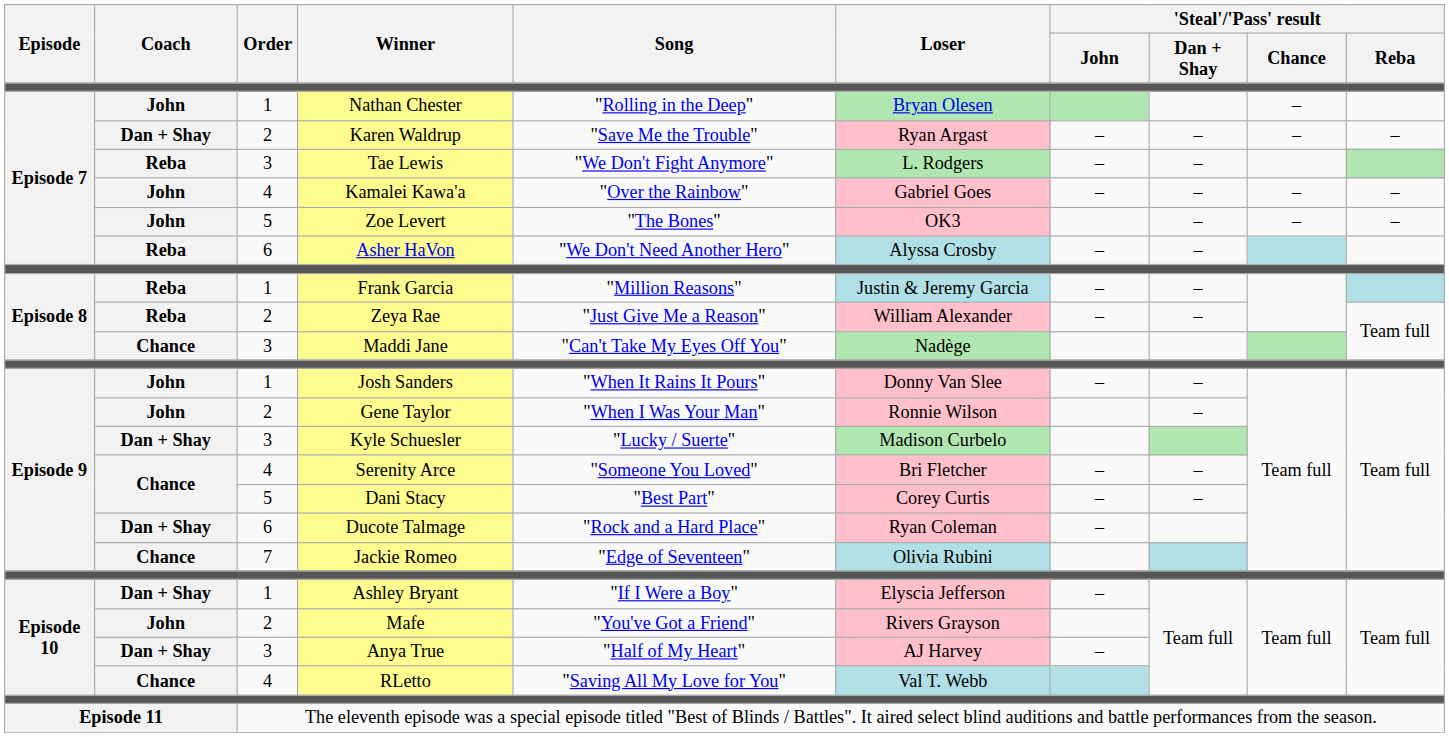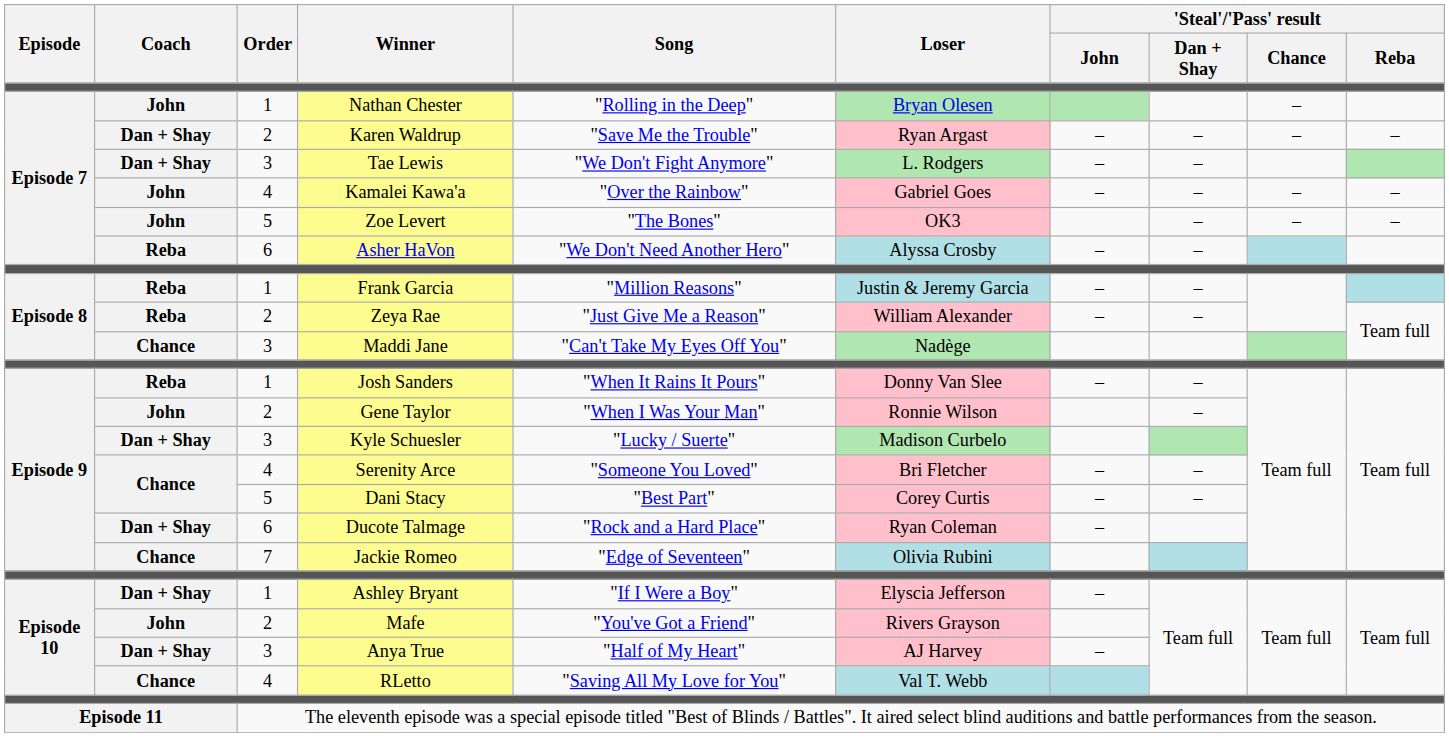(166, 163) Reba -> (166, 163) Dan + Shay
(166, 382) John -> (166, 382) Reba
